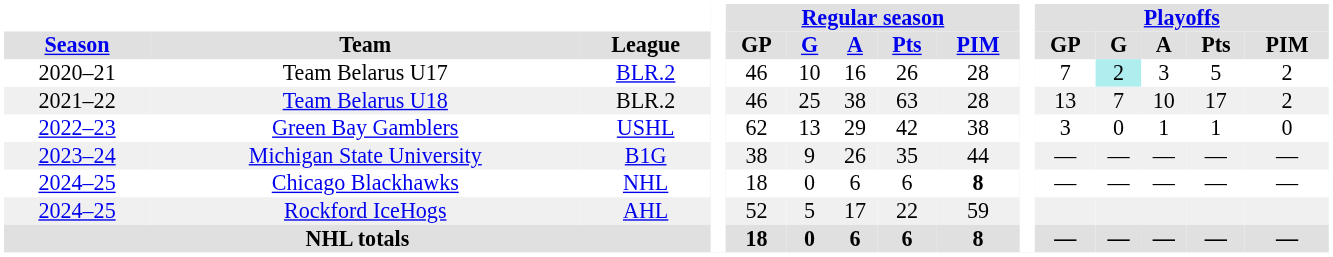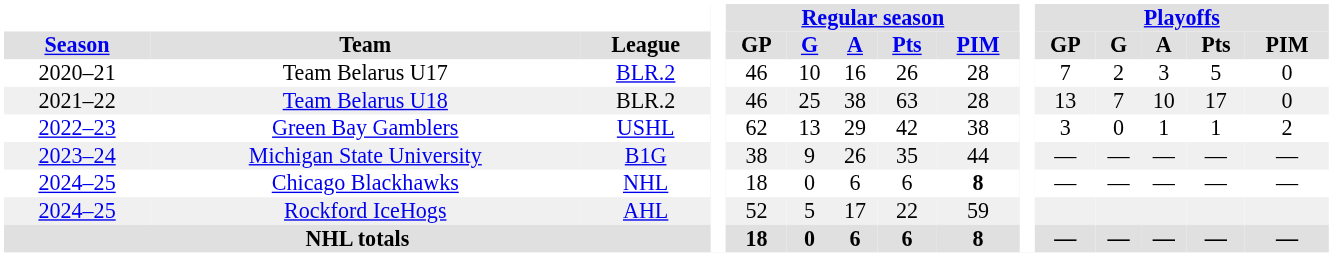(1119, 72) paleturquoise background -> (1119, 72) no background
(1287, 72) 2 -> (1287, 72) 0
(1287, 100) 2 -> (1287, 100) 0
(1287, 128) 0 -> (1287, 128) 2
